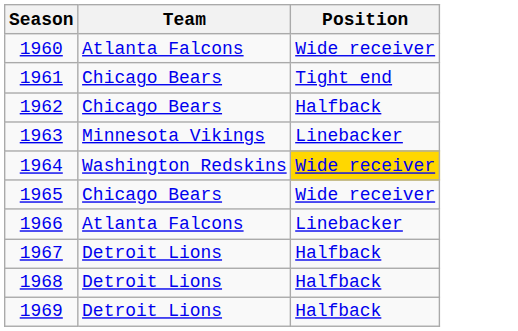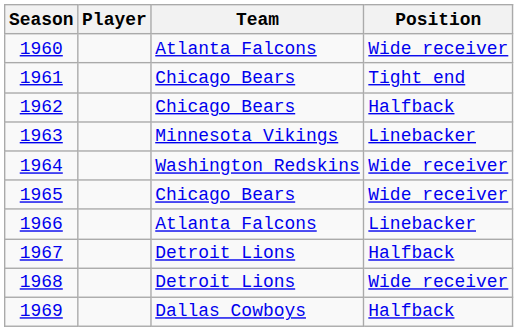+ column: (114, 19)
(365, 166) gold background -> (438, 166) no background
(338, 282) Halfback -> (438, 282) Wide receiver
(152, 312) Detroit Lions -> (231, 312) Dallas Cowboys
